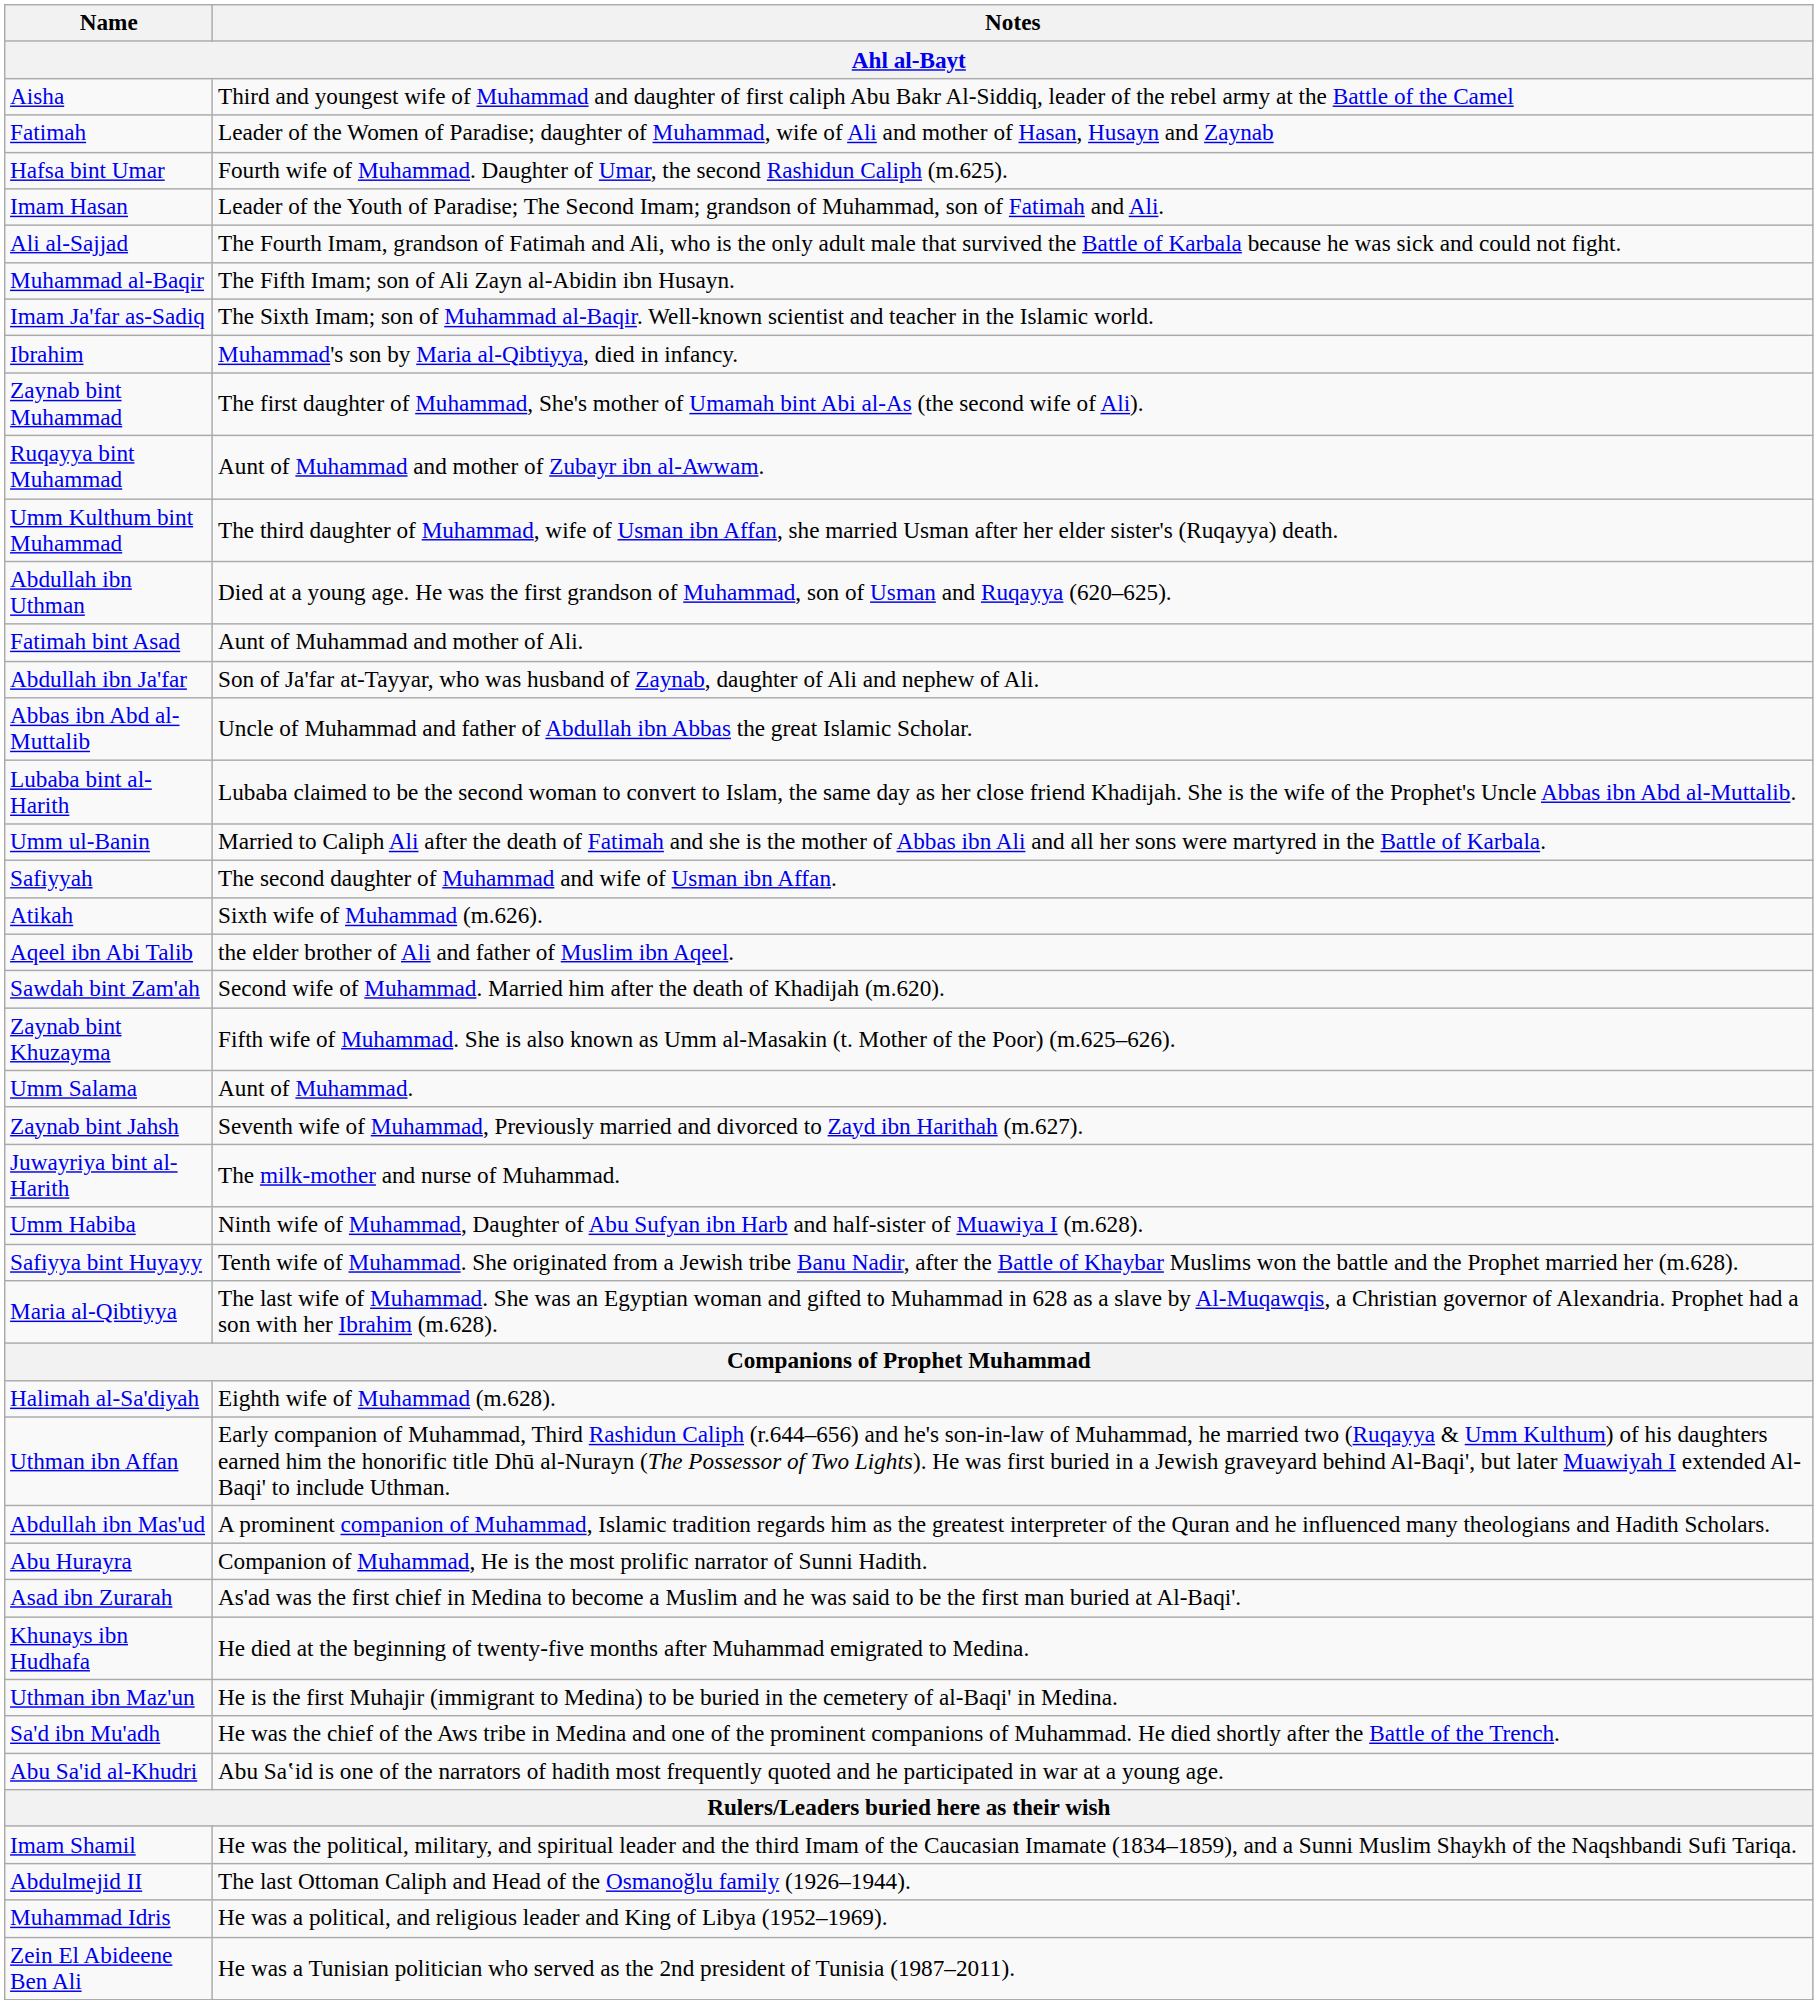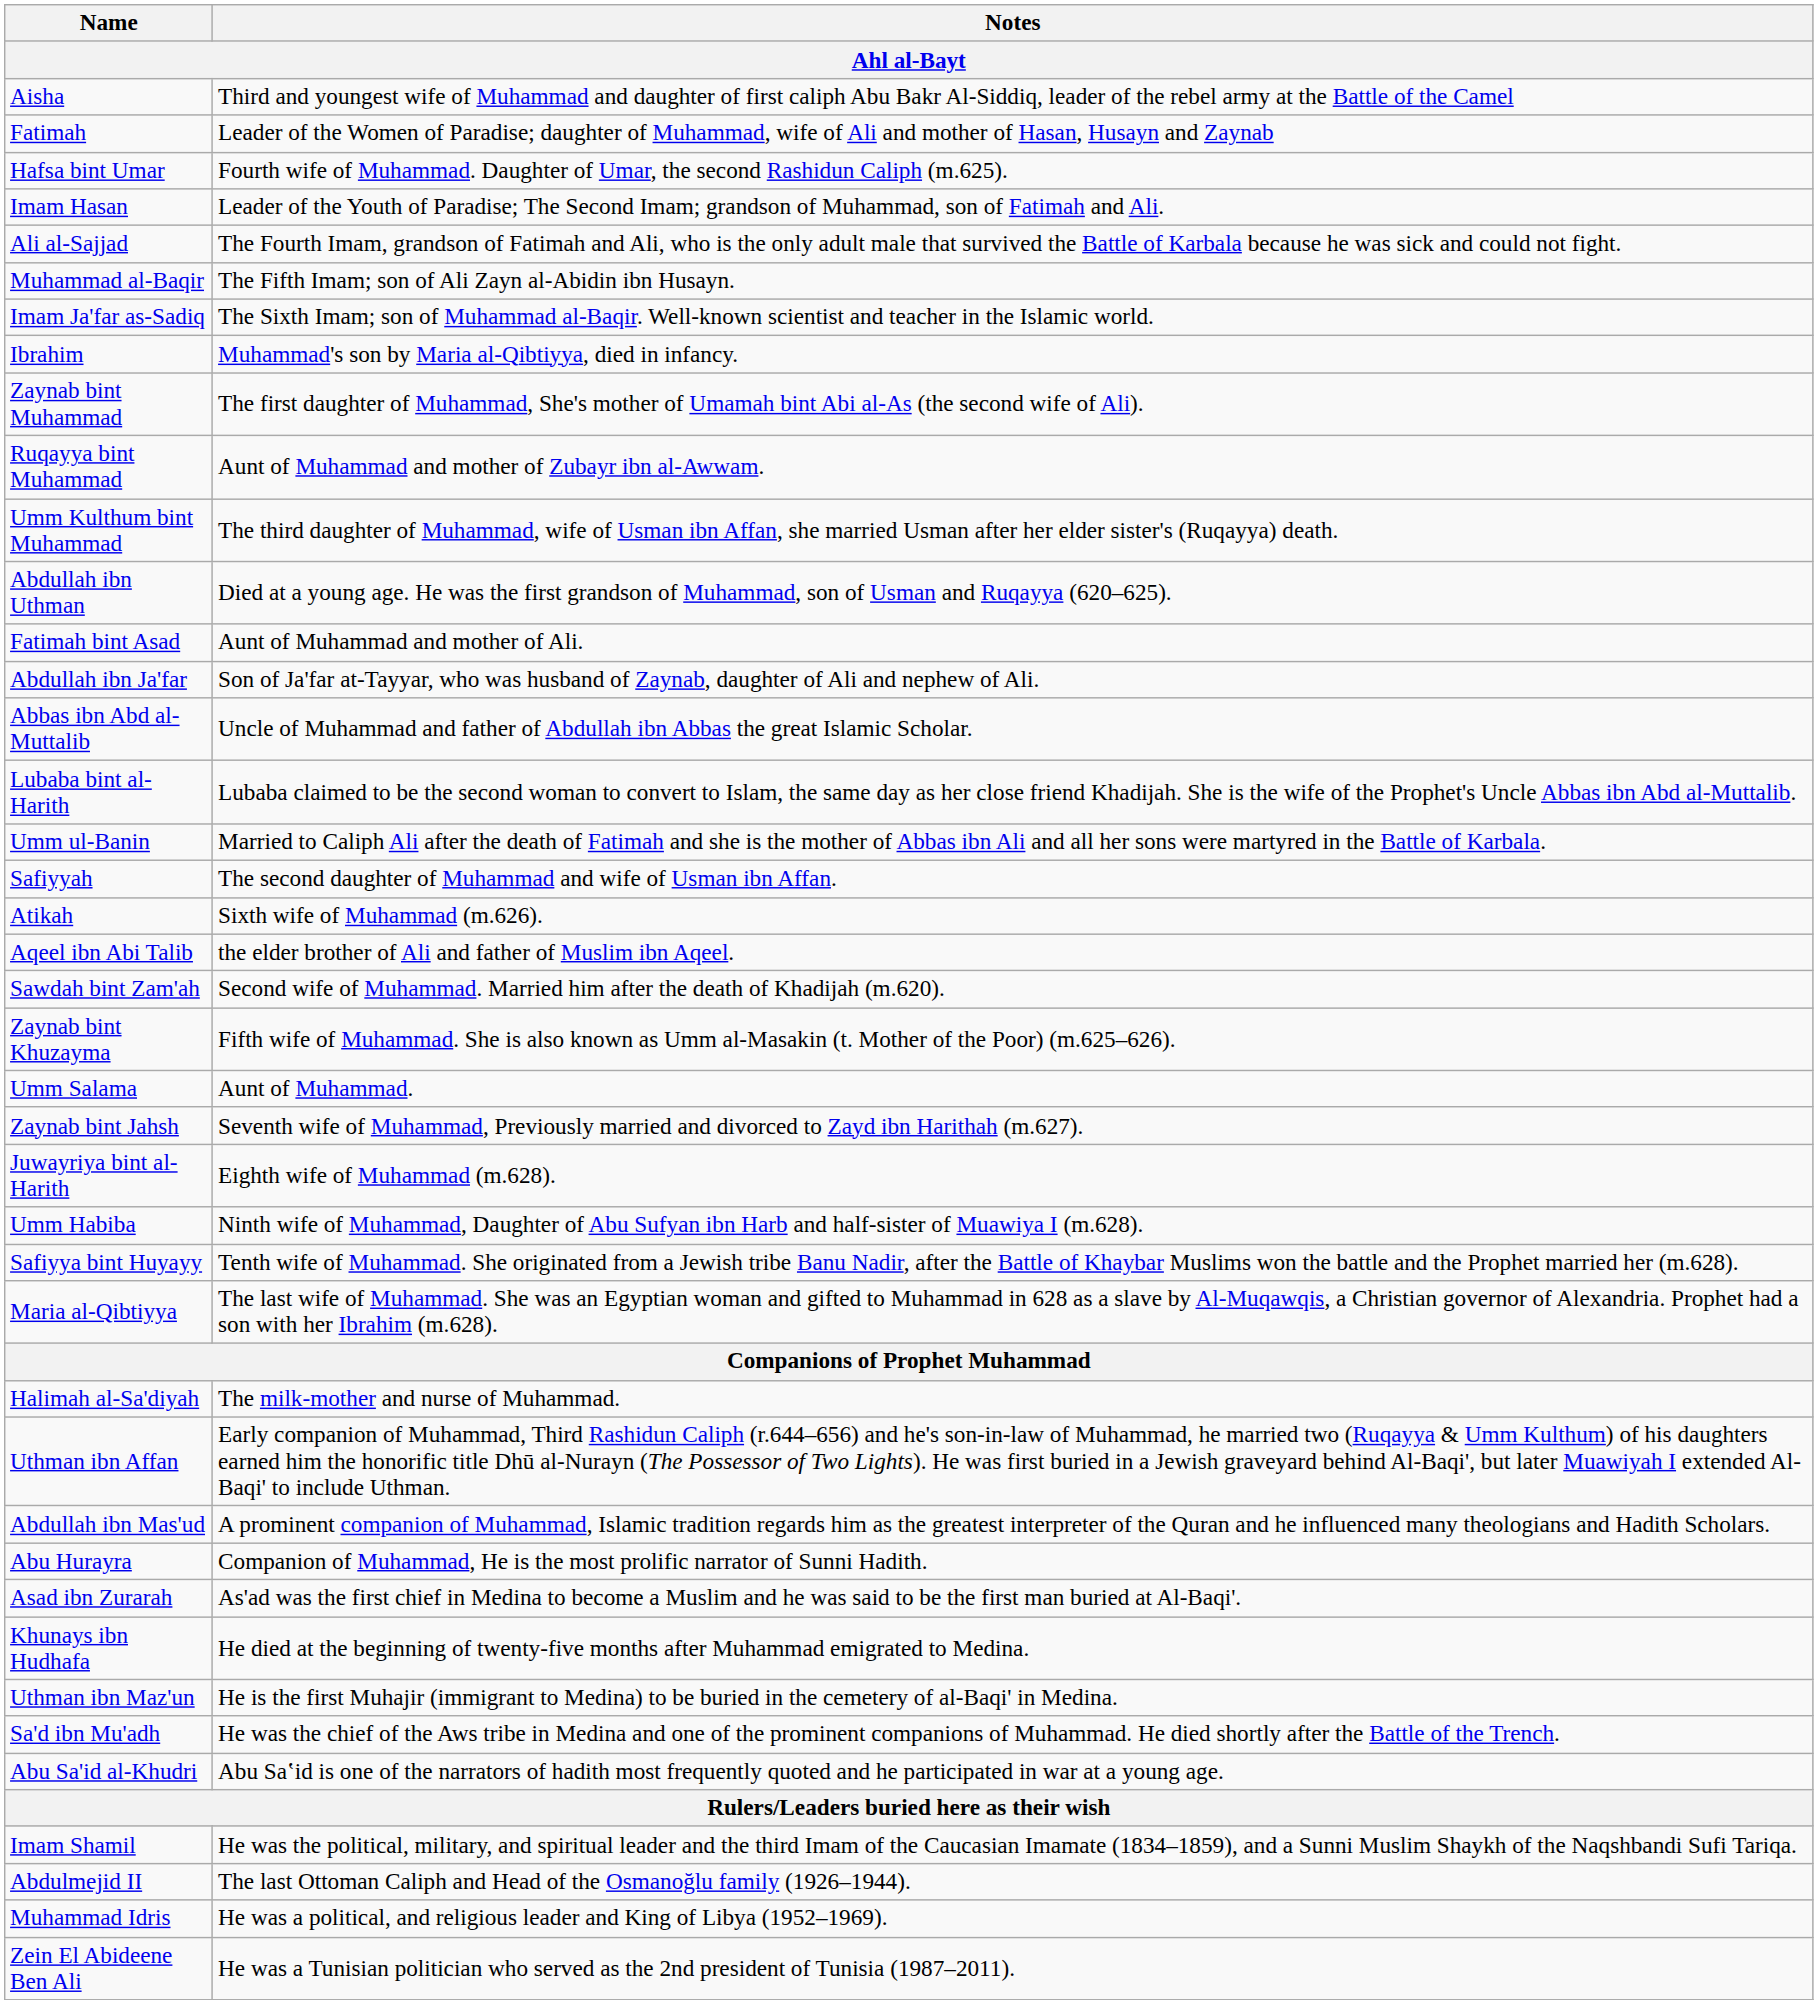(419, 1175) The milk-mother and nurse of Muhammad. -> (387, 1175) Eighth wife of Muhammad (m.628).
(387, 1398) Eighth wife of Muhammad (m.628). -> (419, 1398) The milk-mother and nurse of Muhammad.
